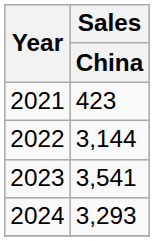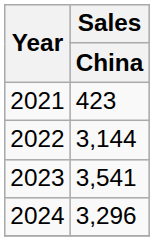(106, 216) 3,293 -> (106, 216) 3,296
